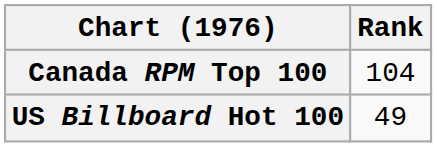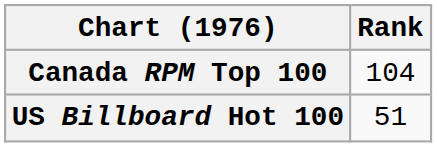(390, 118) 49 -> (390, 118) 51
